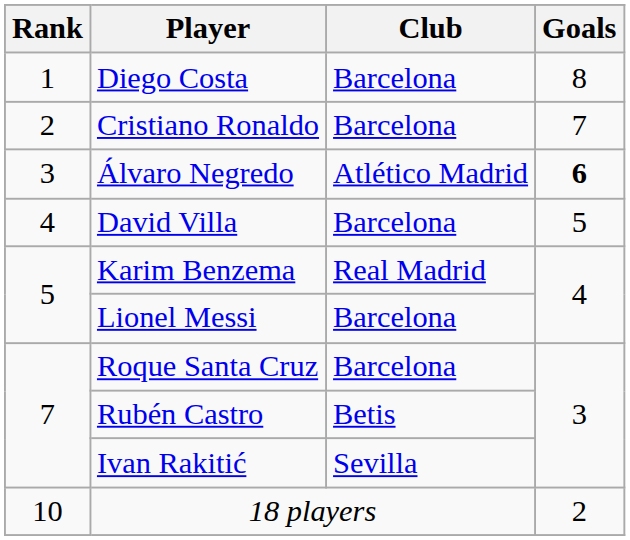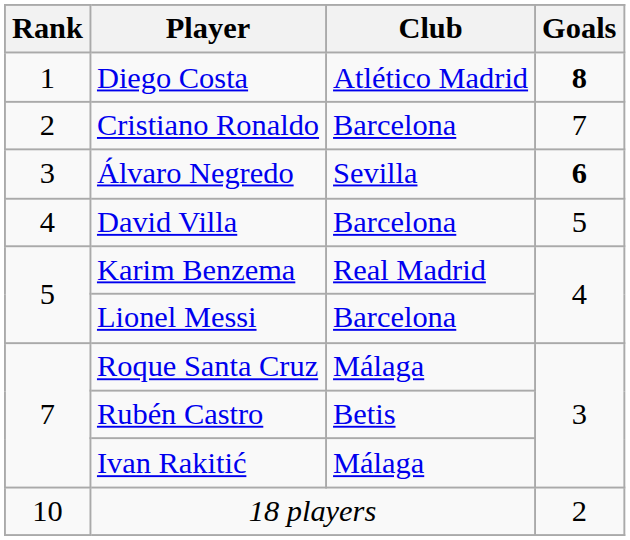(395, 76) Barcelona -> (431, 76) Atlético Madrid
(579, 76) normal -> (579, 76) bold
(431, 173) Atlético Madrid -> (375, 173) Sevilla
(395, 366) Barcelona -> (379, 366) Málaga
(375, 462) Sevilla -> (379, 462) Málaga
